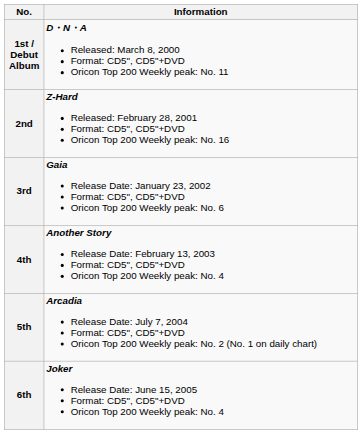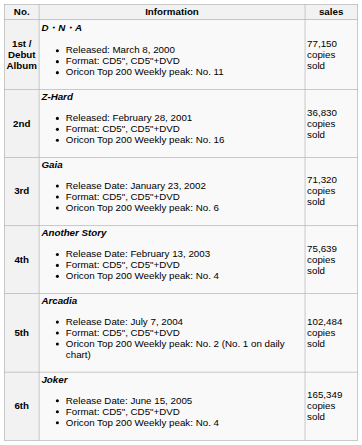+ column: (331, 12)
